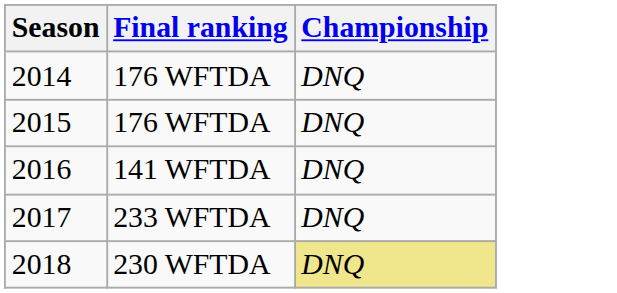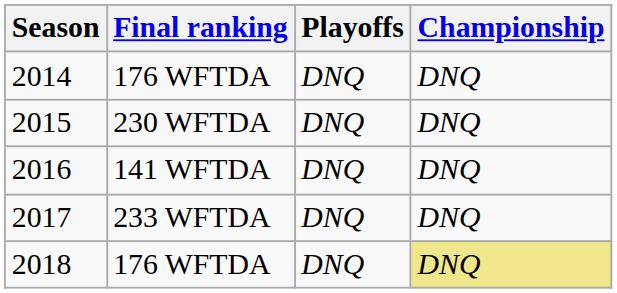+ column: (353, 28)
(192, 122) 176 WFTDA -> (192, 122) 230 WFTDA
(192, 264) 230 WFTDA -> (192, 264) 176 WFTDA
